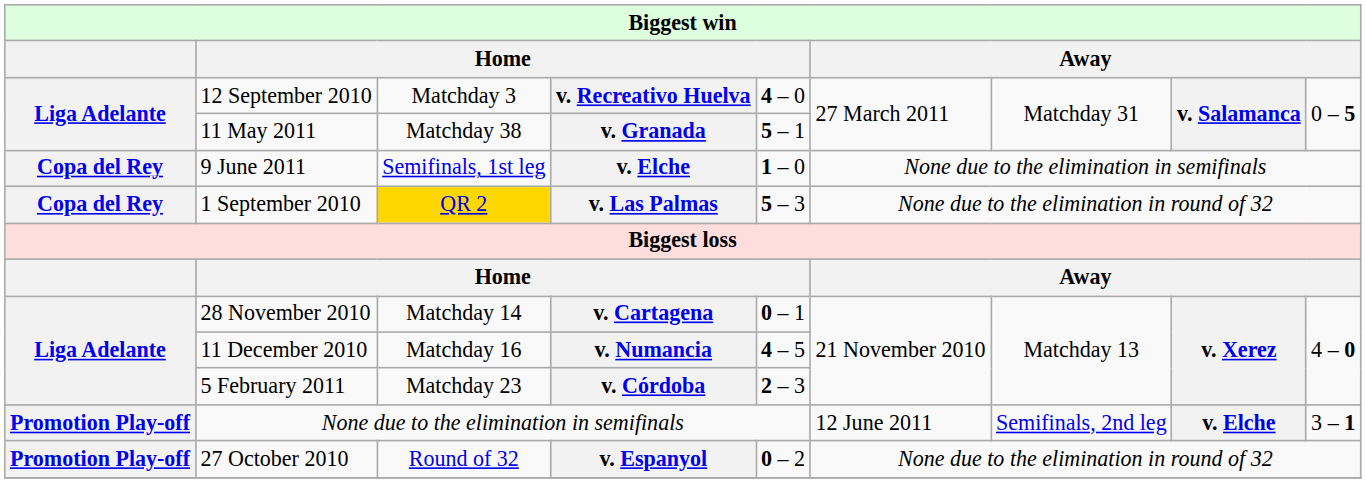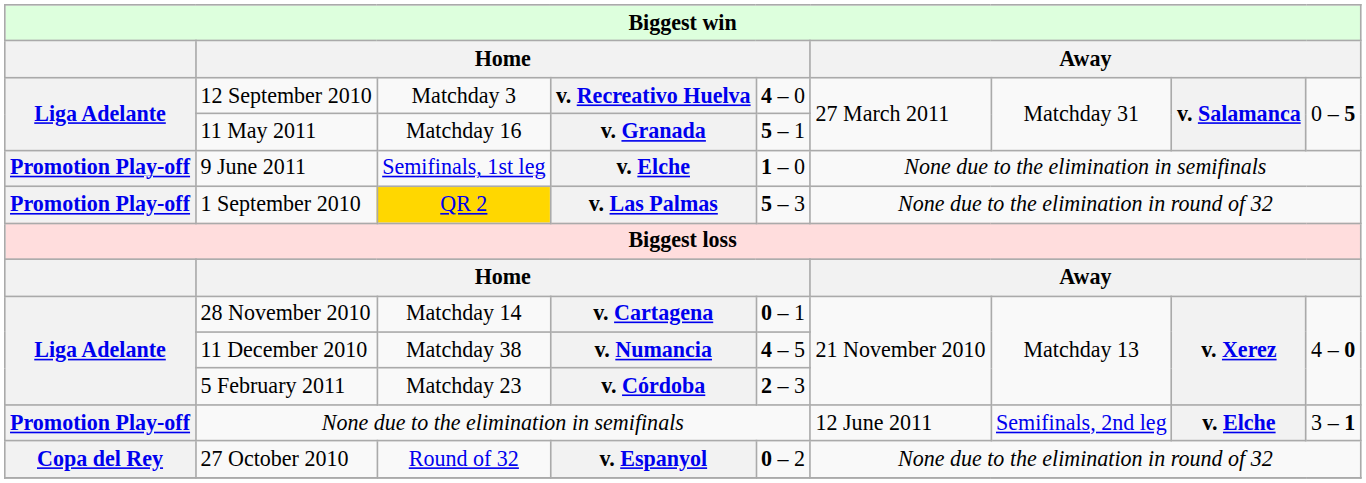(464, 131) Matchday 38 -> (464, 131) Matchday 16
(100, 167) Copa del Rey -> (100, 167) Promotion Play-off
(100, 204) Copa del Rey -> (100, 204) Promotion Play-off
(464, 349) Matchday 16 -> (464, 349) Matchday 38
(100, 458) Promotion Play-off -> (100, 458) Copa del Rey
